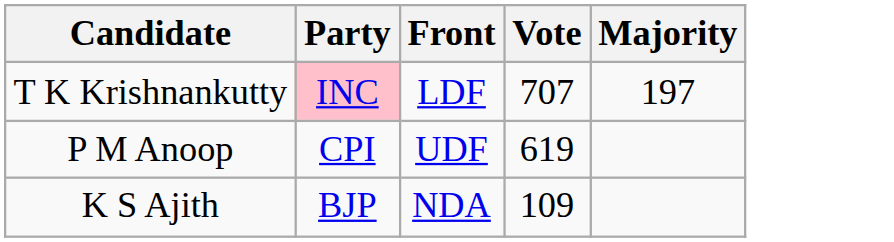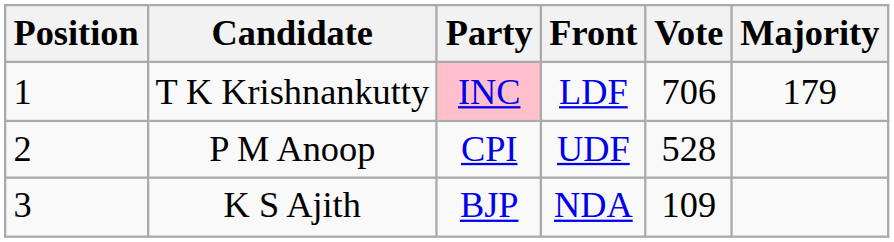+ column: (76, 33)
(547, 90) 707 -> (689, 90) 706
(668, 90) 197 -> (810, 90) 179
(547, 148) 619 -> (689, 148) 528
